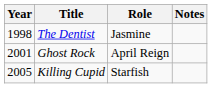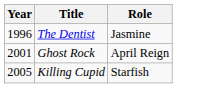- column: (190, 14)
(20, 33) 1998 -> (20, 33) 1996
